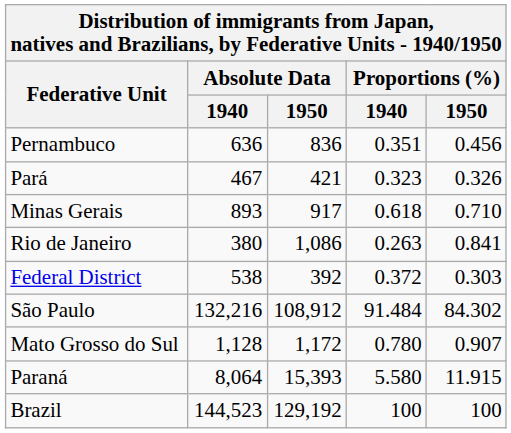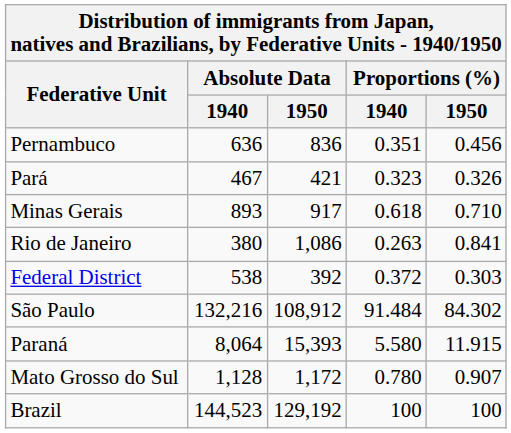rows swapped: (39, 377) <-> (95, 343)
